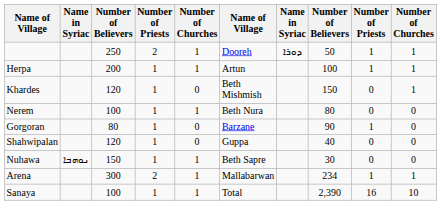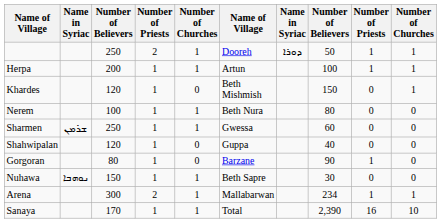+ row: (24, 128)
rows swapped: (32, 142) <-> (26, 126)
(113, 192) 100 -> (113, 210) 170
